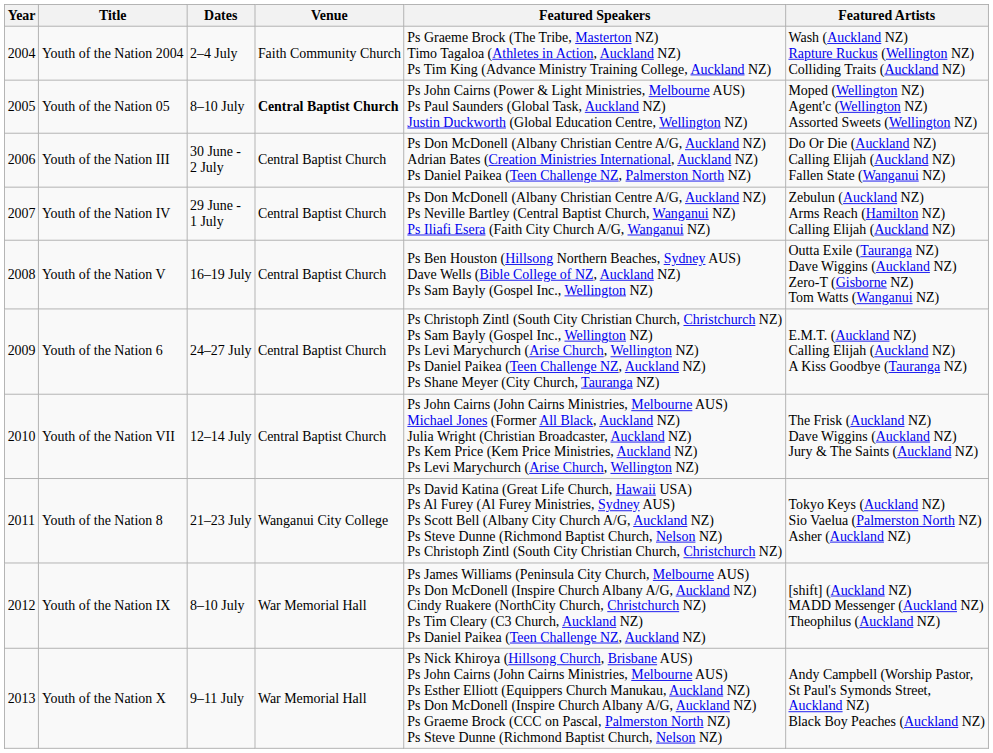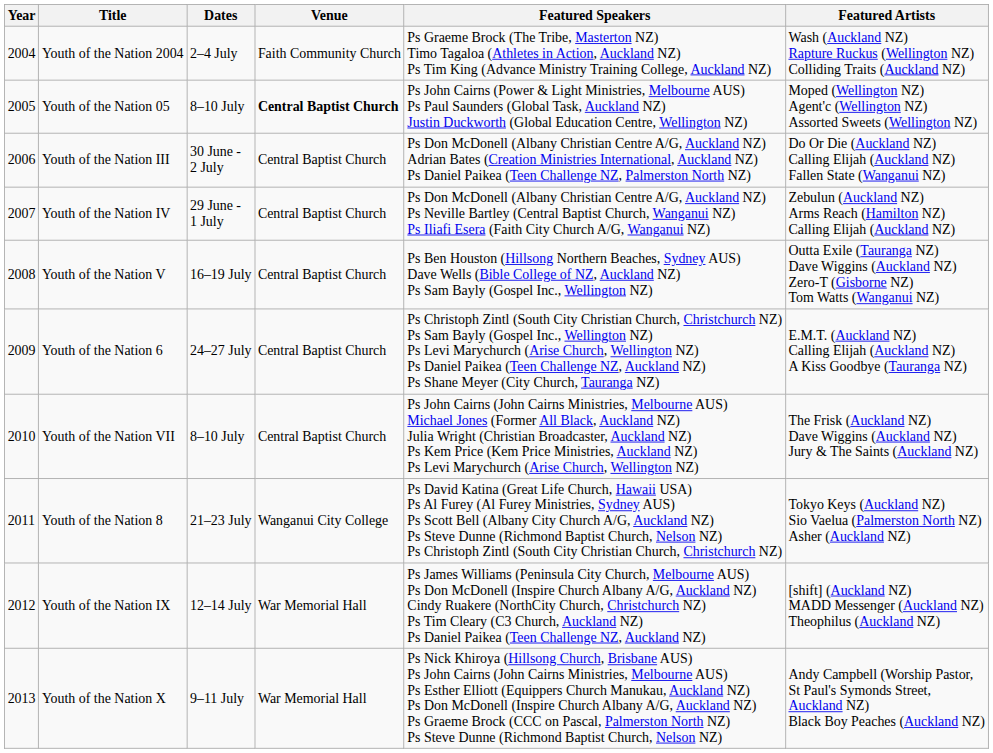(221, 436) 12–14 July -> (217, 436) 8–10 July
(217, 605) 8–10 July -> (221, 605) 12–14 July
